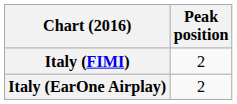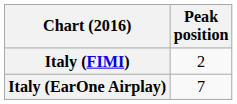(201, 86) 2 -> (201, 86) 7
